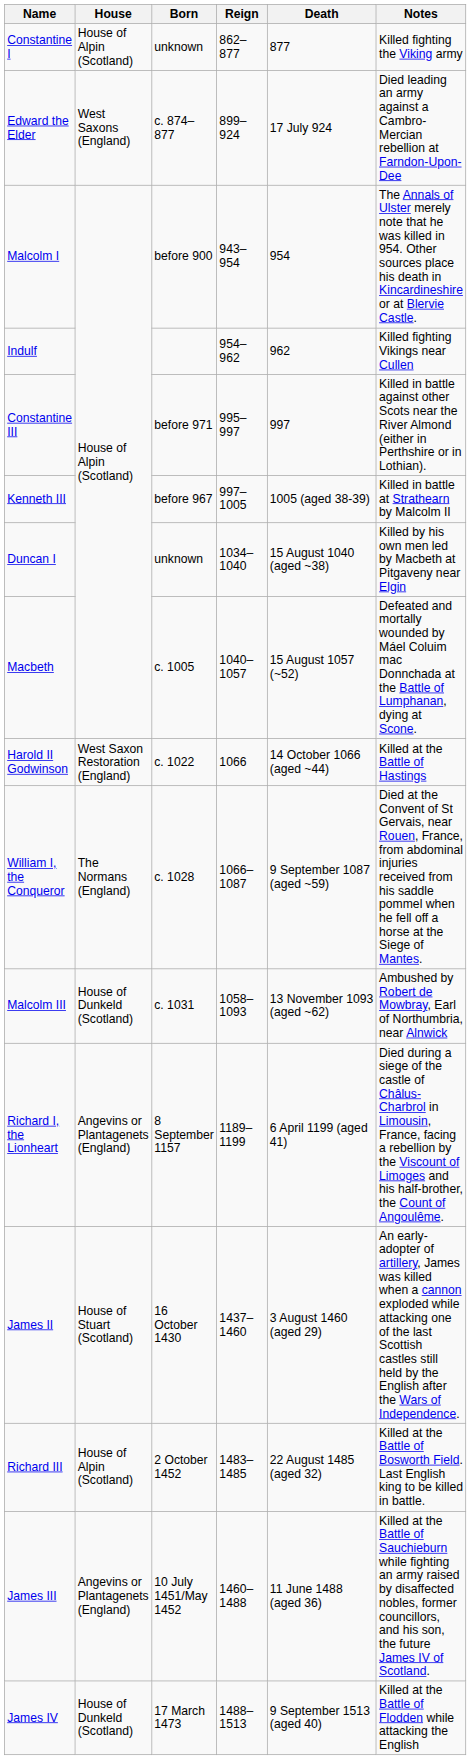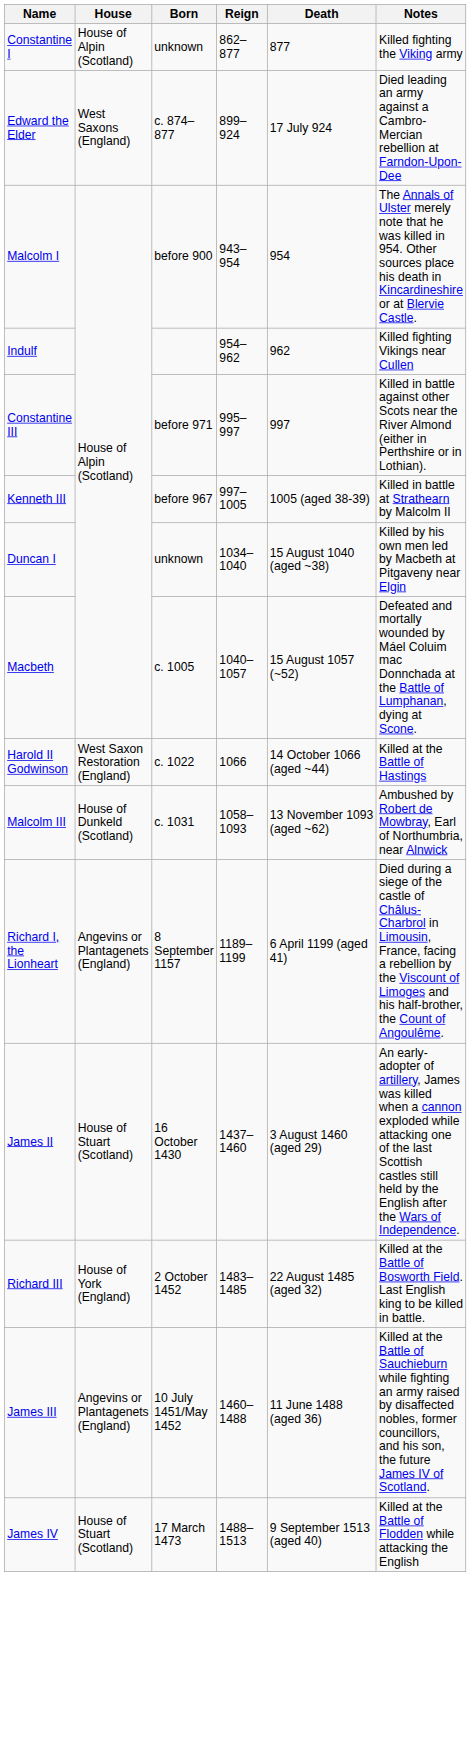- row: (36, 877)
(105, 1467) House of Alpin (Scotland) -> (104, 1284) House of York (England)
(105, 1718) House of Dunkeld (Scotland) -> (105, 1534) House of Stuart (Scotland)
